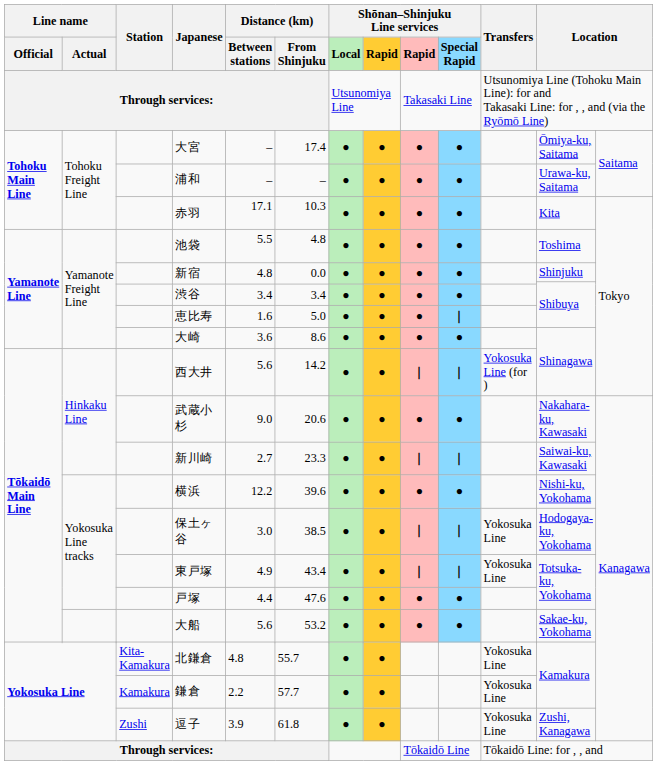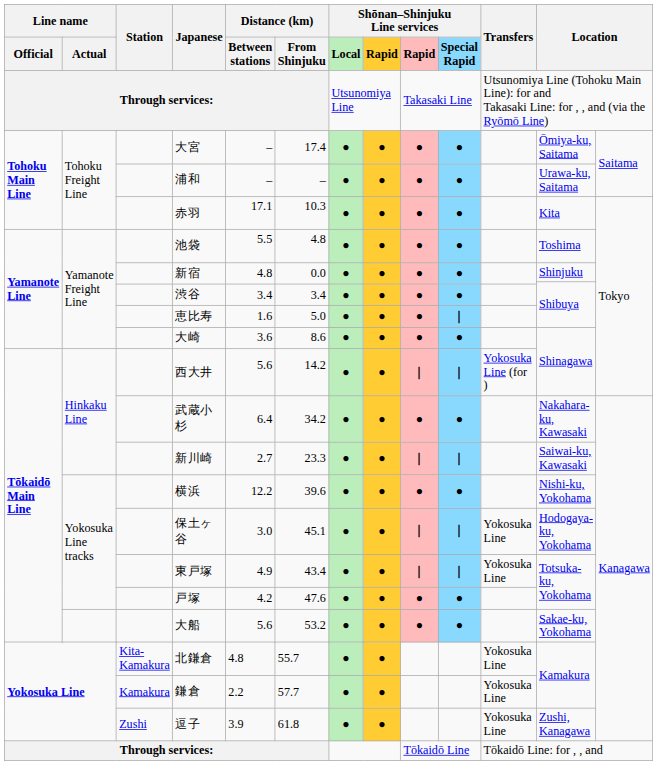(265, 418) 9.0 -> (265, 418) 6.4
(315, 418) 20.6 -> (315, 418) 34.2
(315, 531) 38.5 -> (315, 531) 45.1
(265, 598) 4.4 -> (265, 598) 4.2
